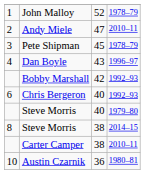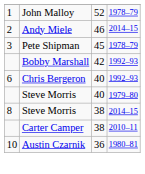(99, 29) 47 -> (99, 29) 46
(123, 29) 2010–11 -> (123, 29) 2014–15
- row: (9, 62)
